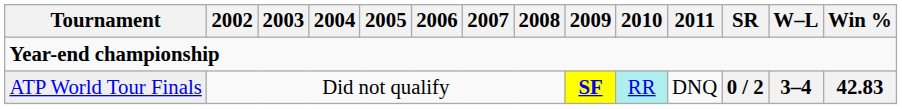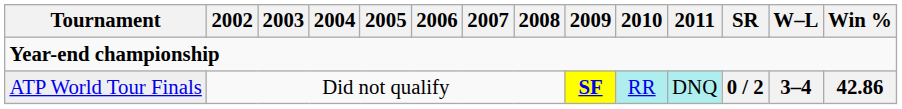(695, 86) no background -> (695, 86) paleturquoise background
(860, 86) 42.83 -> (860, 86) 42.86
